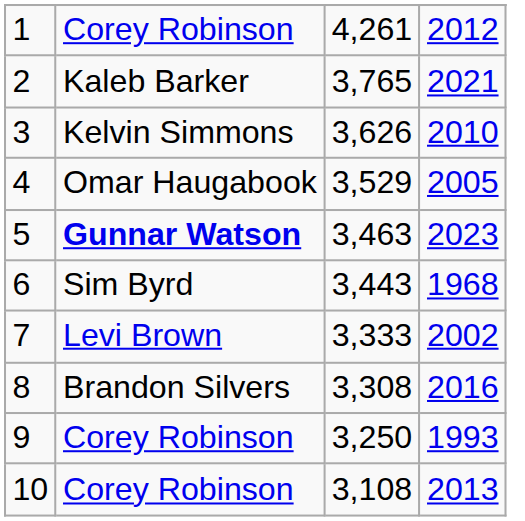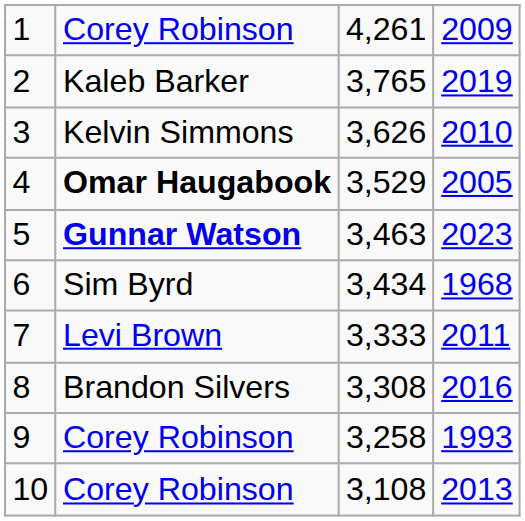(463, 30) 2012 -> (477, 30) 2009
(463, 81) 2021 -> (477, 81) 2019
(190, 183) normal -> (197, 183) bold
(372, 285) 3,443 -> (386, 285) 3,434
(463, 336) 2002 -> (476, 336) 2011
(372, 438) 3,250 -> (386, 438) 3,258
